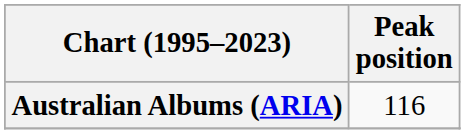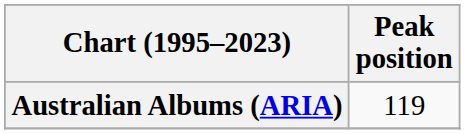(404, 104) 116 -> (404, 104) 119
